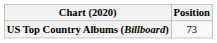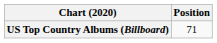(192, 29) 73 -> (192, 29) 71
